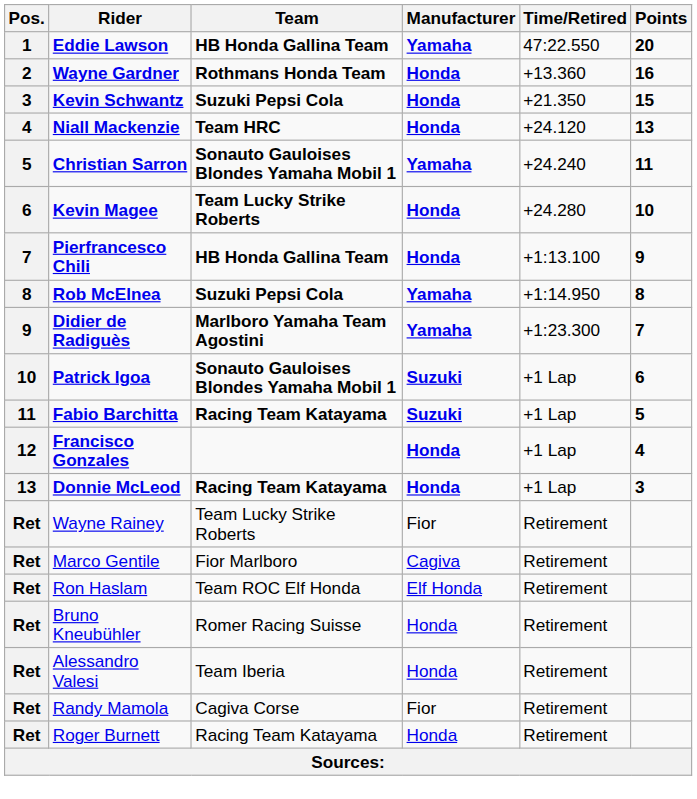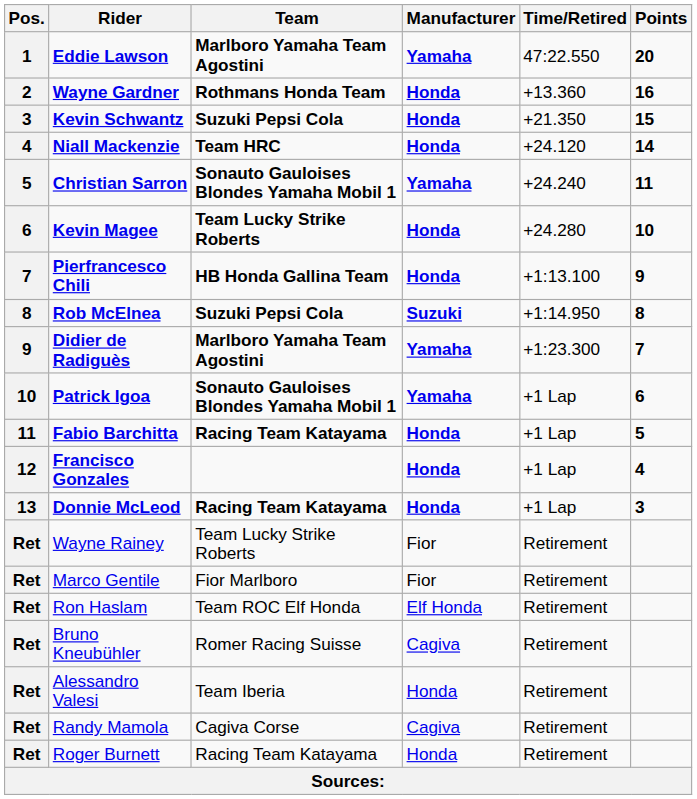(292, 46) HB Honda Gallina Team -> (291, 55) Marlboro Yamaha Team Agostini
(644, 127) 13 -> (644, 146) 14
(439, 294) Yamaha -> (434, 313) Suzuki
(434, 377) Suzuki -> (439, 396) Yamaha
(434, 413) Suzuki -> (433, 433) Honda
(433, 561) Cagiva -> (421, 580) Fior
(432, 625) Honda -> (433, 644) Cagiva
(421, 708) Fior -> (433, 727) Cagiva
